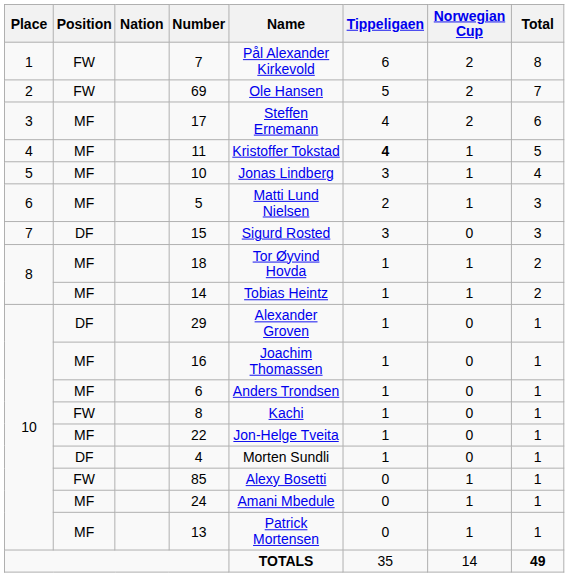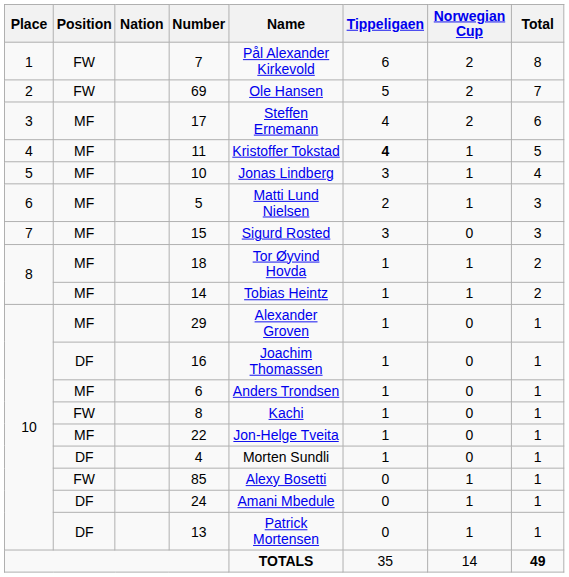(84, 233) DF -> (84, 233) MF
(84, 323) DF -> (84, 323) MF
(84, 361) MF -> (84, 361) DF
(84, 502) MF -> (84, 502) DF
(84, 531) MF -> (84, 531) DF
